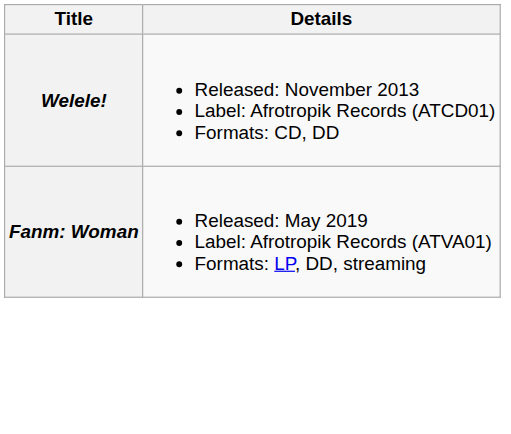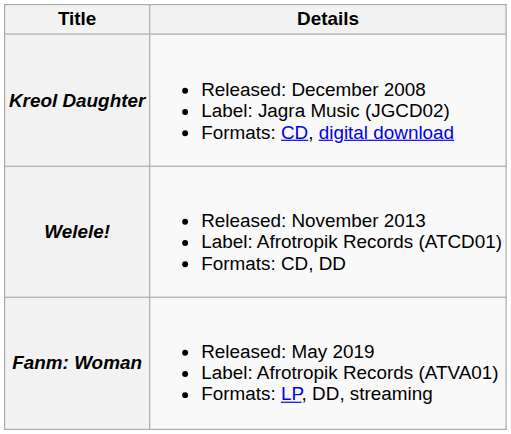+ row: (77, 100)
